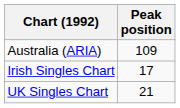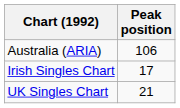(146, 50) 109 -> (146, 50) 106
